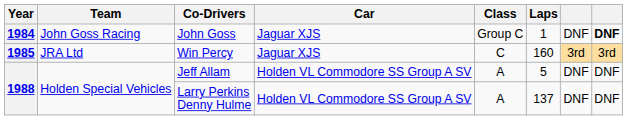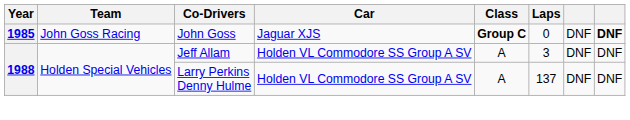(21, 34) 1984 -> (21, 34) 1985
(500, 34) normal -> (502, 34) bold
(543, 34) 1 -> (546, 34) 0
- row: (205, 53)
(543, 72) 5 -> (546, 53) 3
